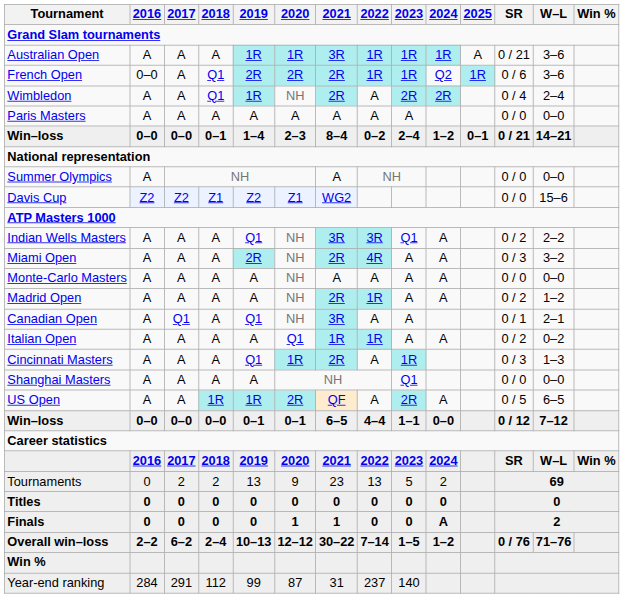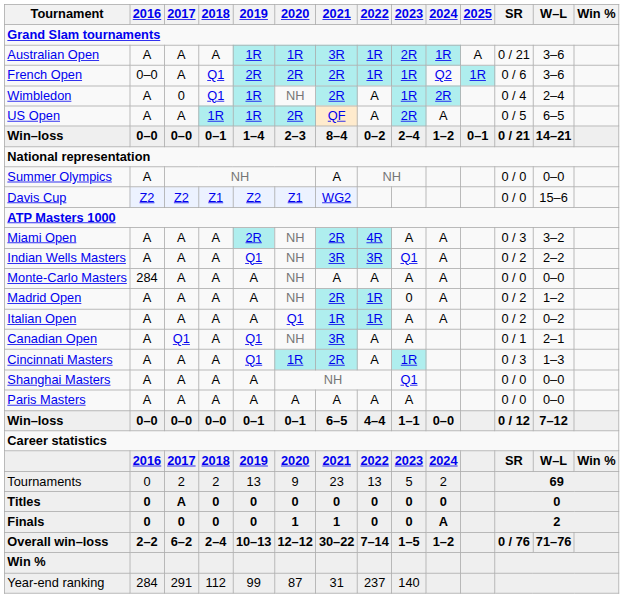(409, 55) 1R -> (409, 55) 2R
(181, 95) A -> (181, 95) 0
(409, 95) 2R -> (409, 95) 1R
rows swapped: (34, 400) <-> (46, 116)
rows swapped: (67, 237) <-> (42, 258)
(147, 278) A -> (147, 278) 284
(409, 298) A -> (409, 298) 0
rows swapped: (42, 339) <-> (52, 319)
(181, 501) 0 -> (181, 501) A
